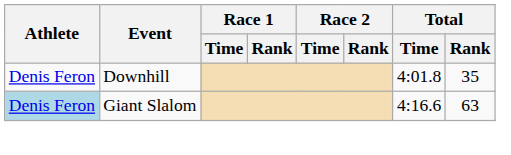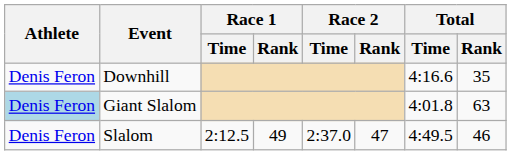(419, 77) 4:01.8 -> (431, 77) 4:16.6
(419, 106) 4:16.6 -> (431, 106) 4:01.8
+ row: (128, 135)
